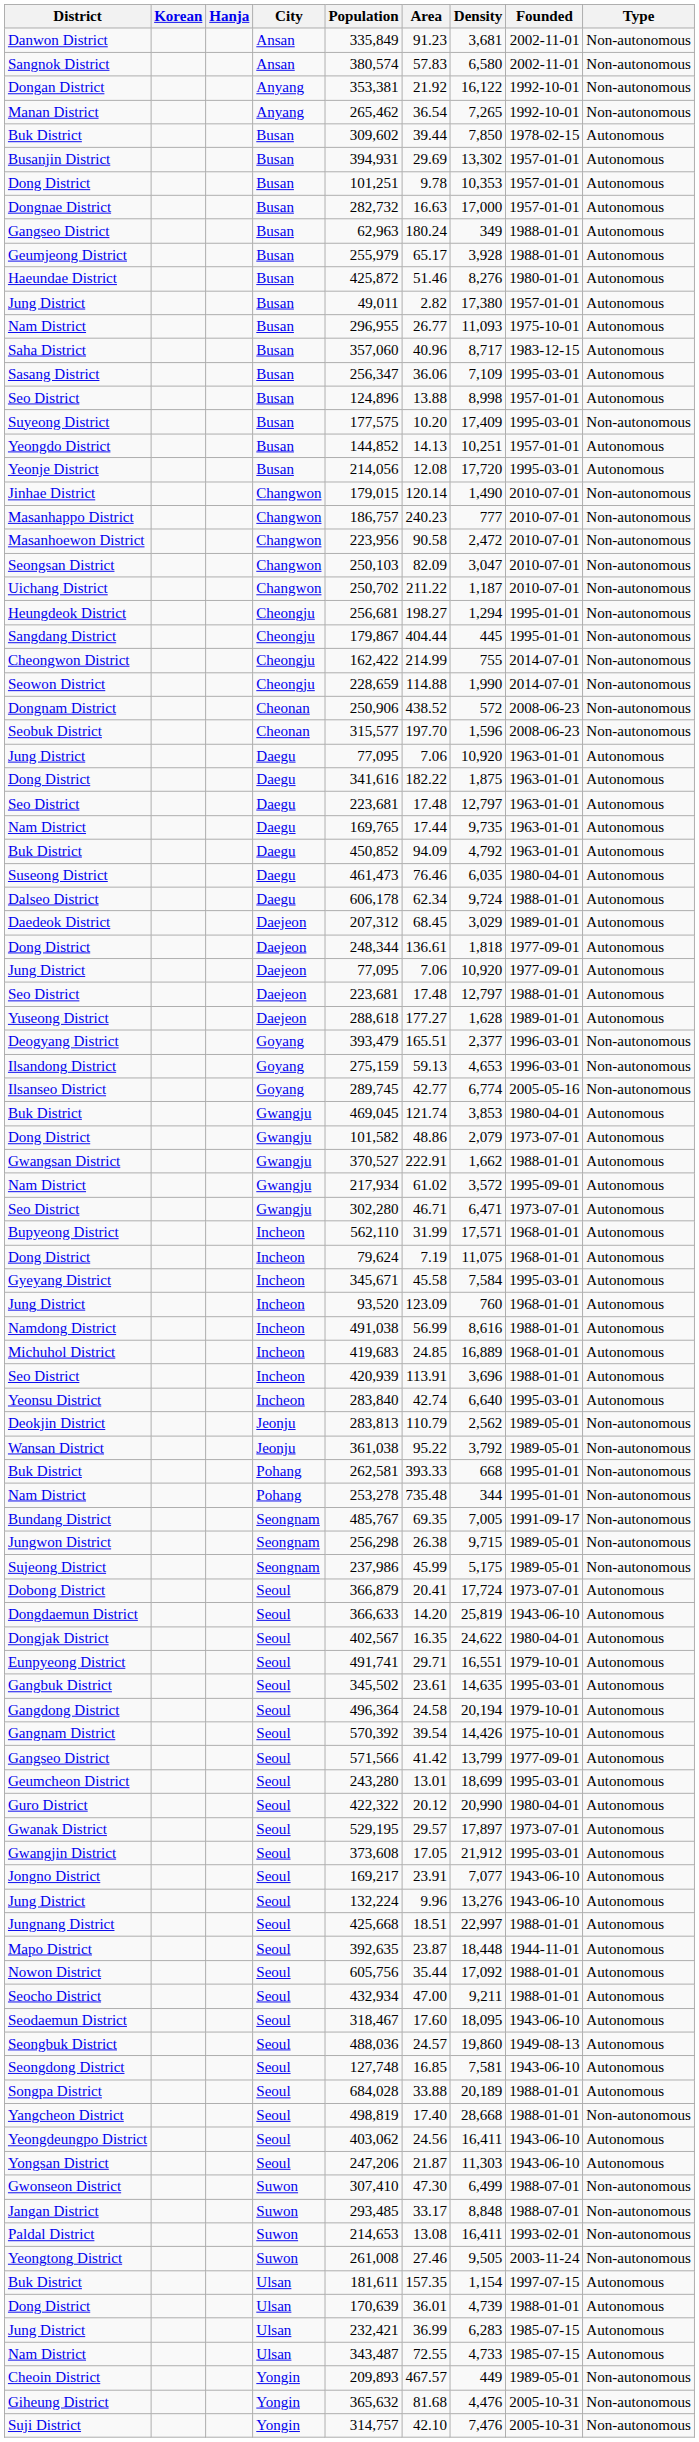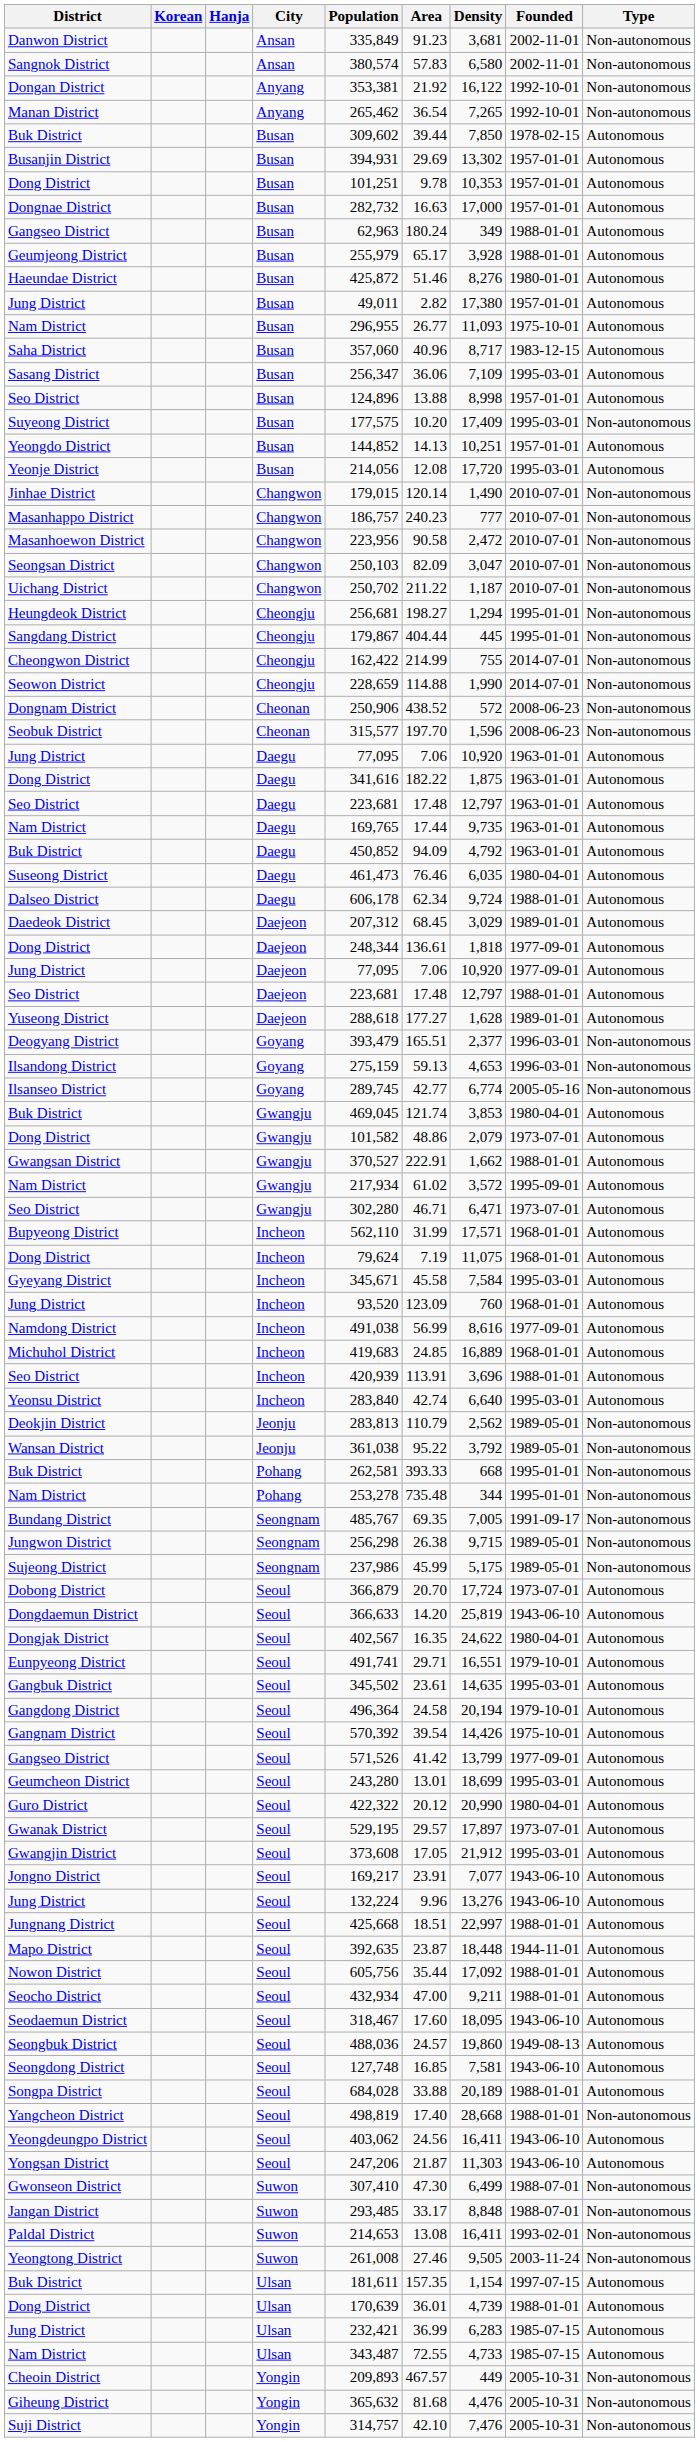(544, 1328) 1988-01-01 -> (544, 1328) 1977-09-01
(430, 1590) 20.41 -> (430, 1590) 20.70
(374, 1757) 571,566 -> (374, 1757) 571,526
(544, 2377) 1989-05-01 -> (544, 2377) 2005-10-31
